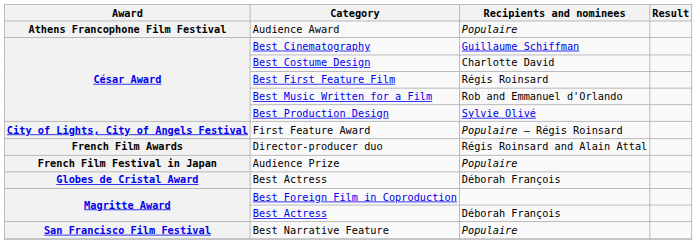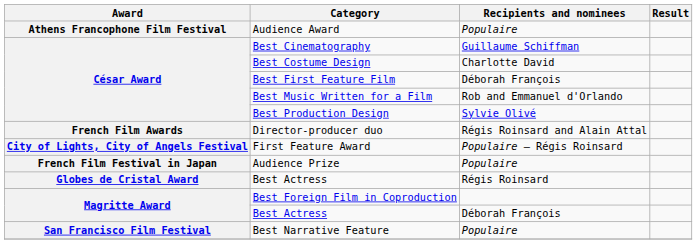(505, 80) Régis Roinsard -> (511, 80) Déborah François
rows swapped: (127, 130) <-> (127, 147)
(511, 180) Déborah François -> (505, 180) Régis Roinsard
